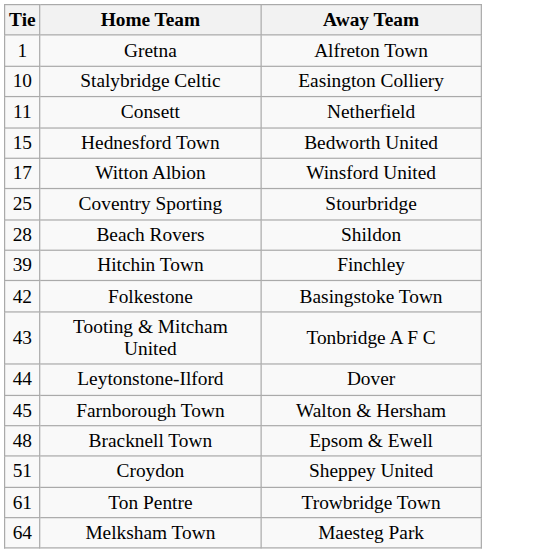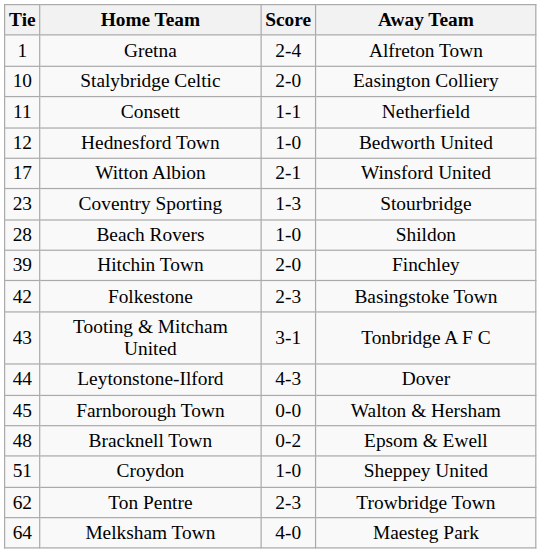+ column: (288, 19)
(22, 142) 15 -> (22, 142) 12
(22, 204) 25 -> (22, 204) 23
(22, 502) 61 -> (22, 502) 62
